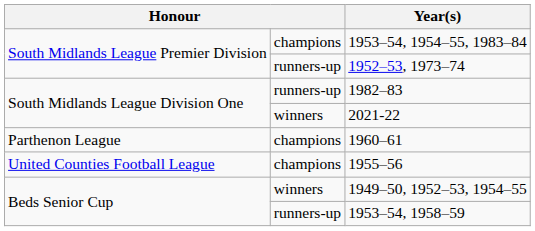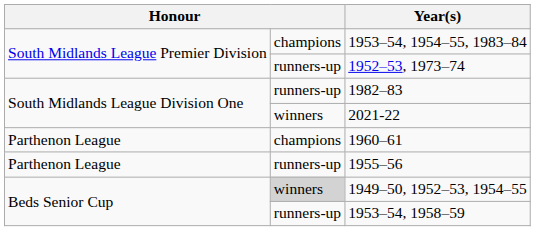(111, 164) United Counties Football League -> (64, 164) Parthenon League
(307, 164) champions -> (307, 164) runners-up
(298, 189) no background -> (298, 189) lightgrey background
